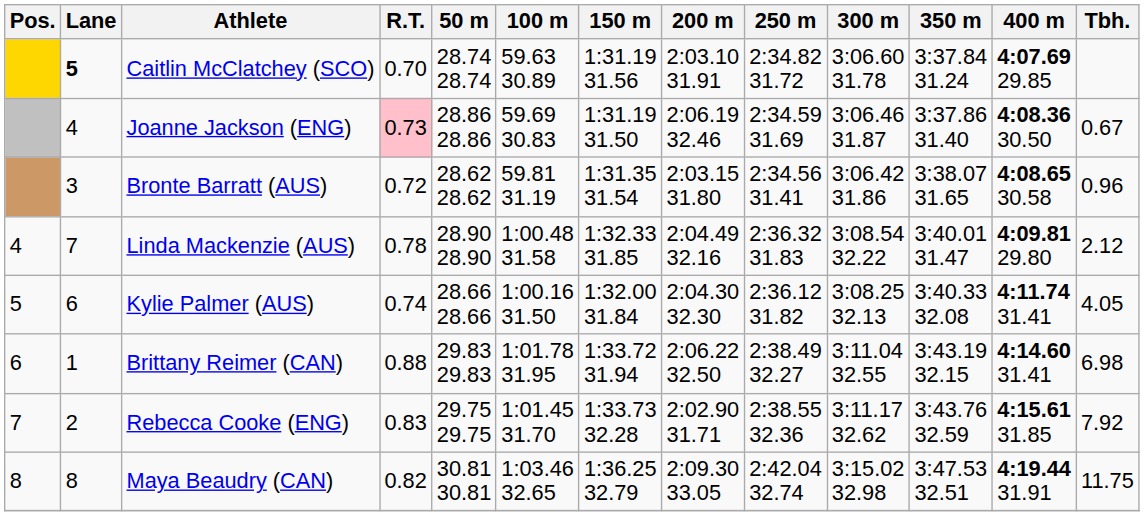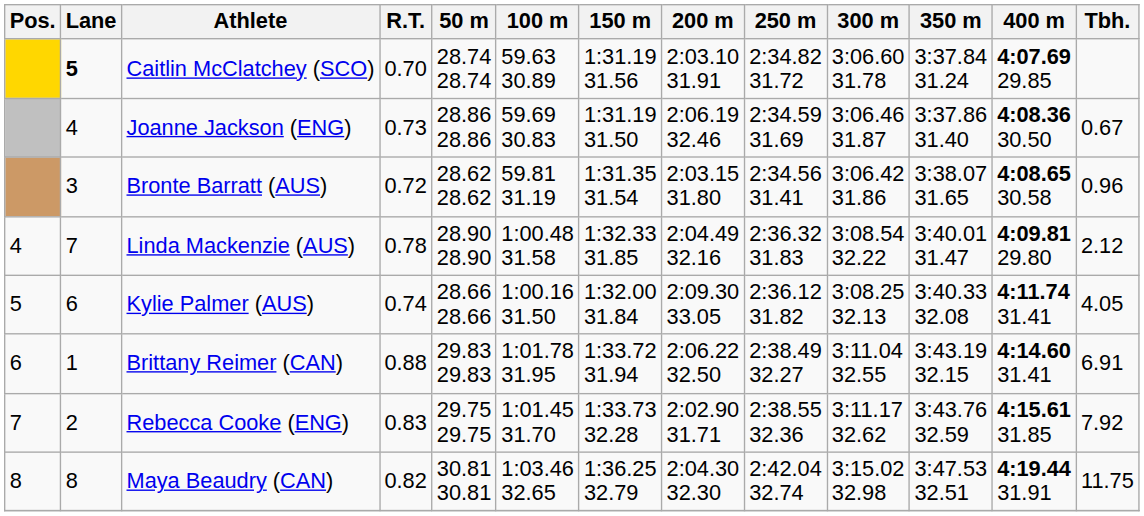(406, 127) pink background -> (406, 127) no background
(703, 304) 2:04.30 32.30 -> (703, 304) 2:09.30 33.05
(1102, 363) 6.98 -> (1102, 363) 6.91
(703, 481) 2:09.30 33.05 -> (703, 481) 2:04.30 32.30
